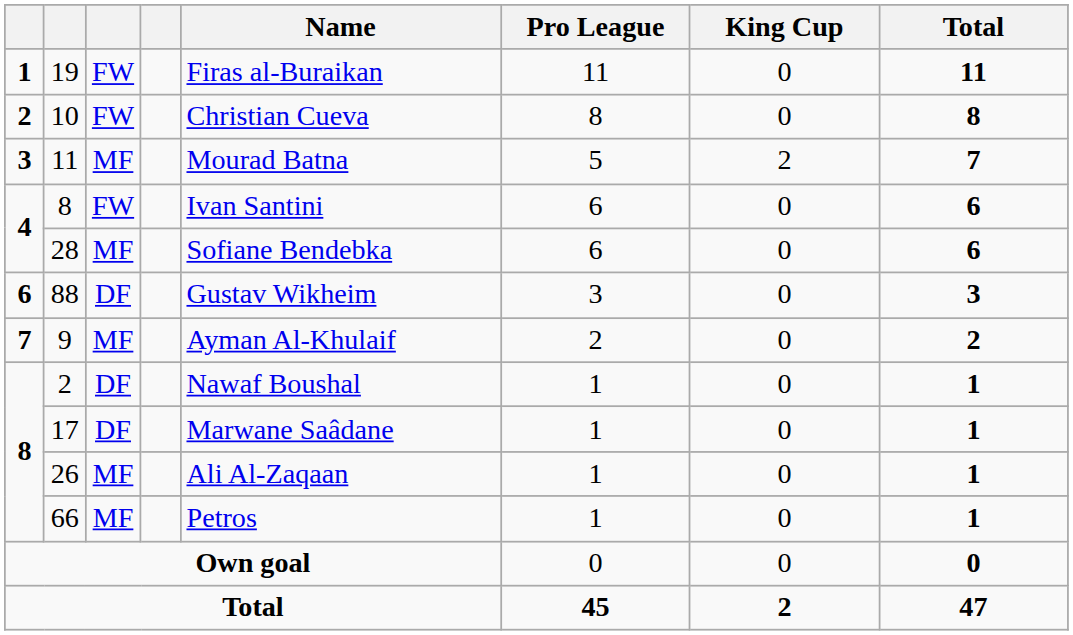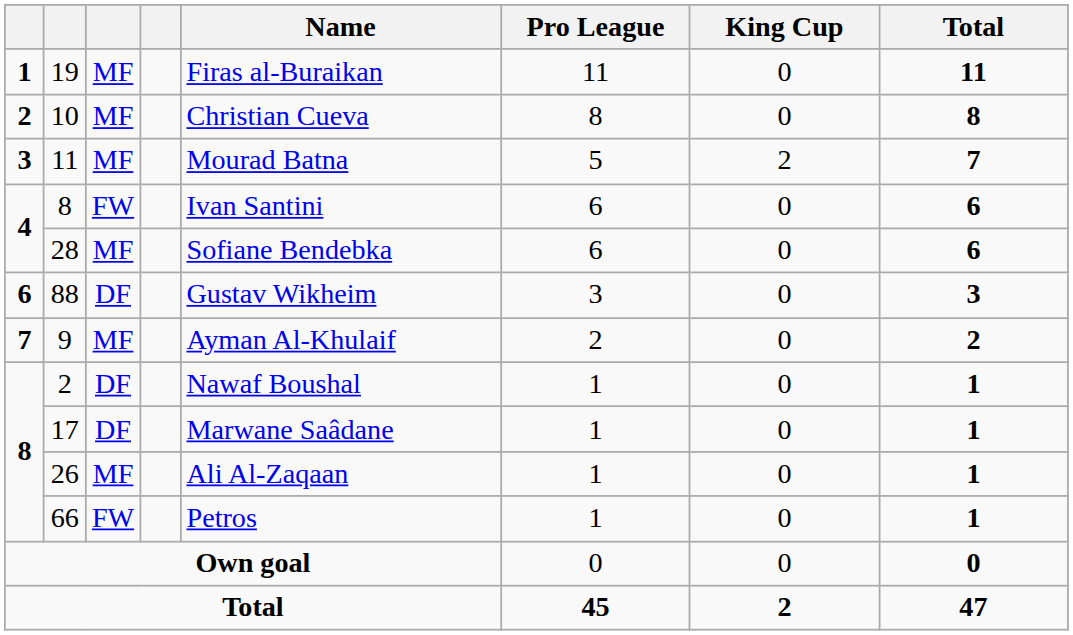(113, 71) FW -> (113, 71) MF
(113, 116) FW -> (113, 116) MF
(113, 518) MF -> (113, 518) FW
